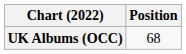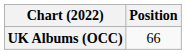(153, 37) 68 -> (153, 37) 66
